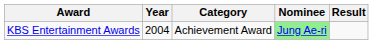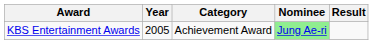(157, 30) 2004 -> (157, 30) 2005
